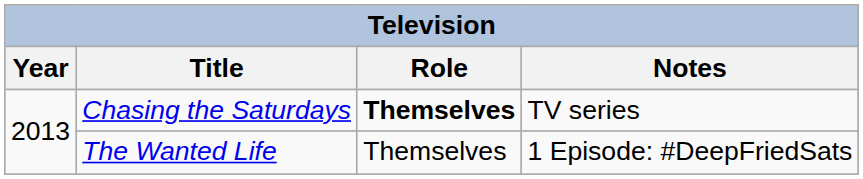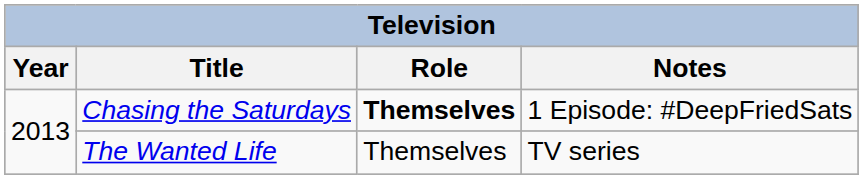(584, 109) TV series -> (690, 109) 1 Episode: #DeepFriedSats
(690, 151) 1 Episode: #DeepFriedSats -> (584, 151) TV series
